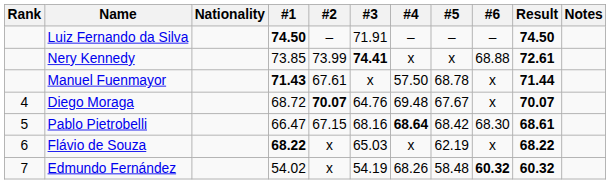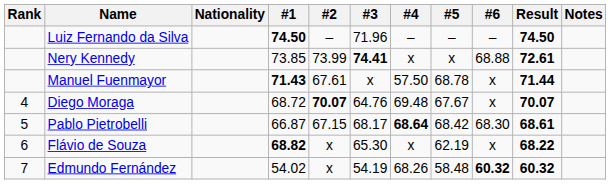(370, 37) 71.91 -> (370, 37) 71.96
(289, 124) 66.47 -> (289, 124) 66.87
(370, 124) 68.16 -> (370, 124) 68.17
(289, 146) 68.22 -> (289, 146) 68.82
(370, 146) 65.03 -> (370, 146) 65.30
